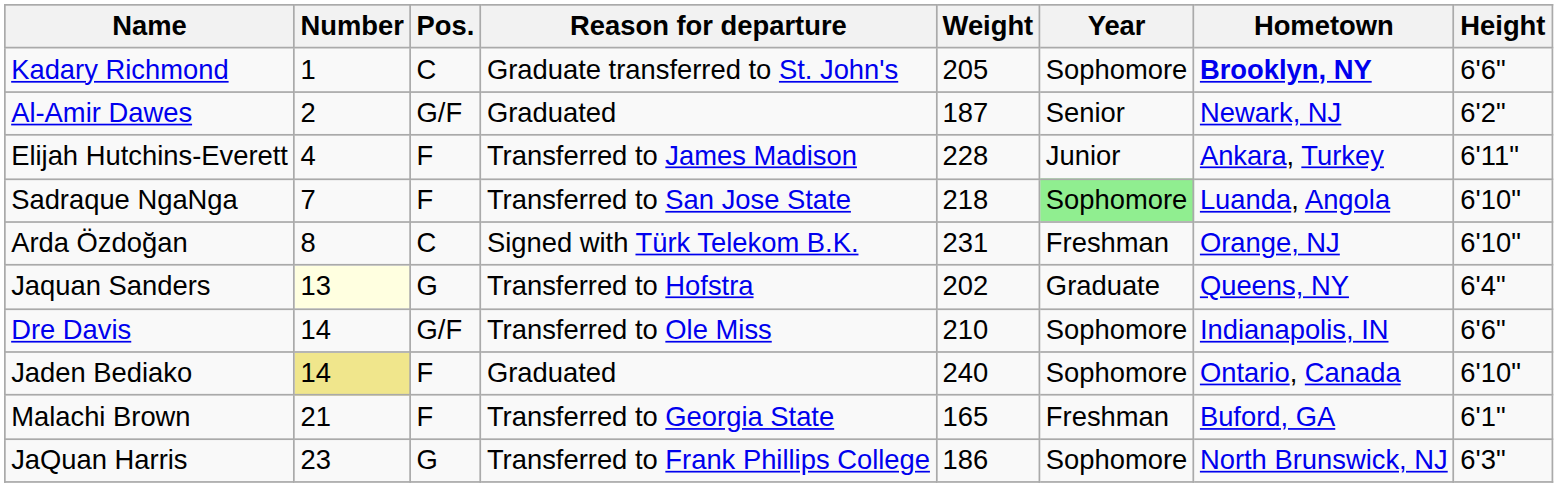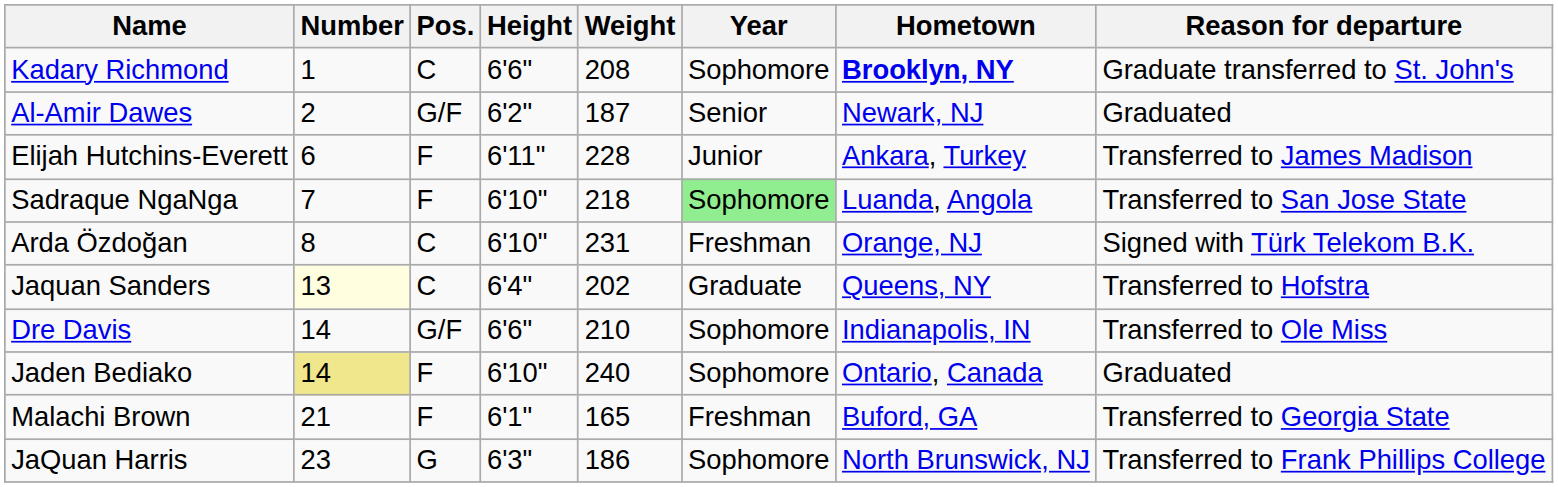columns swapped: (1503, 26) <-> (708, 26)
(965, 69) 205 -> (607, 69) 208
(308, 156) 4 -> (308, 156) 6
(427, 286) G -> (426, 286) C
